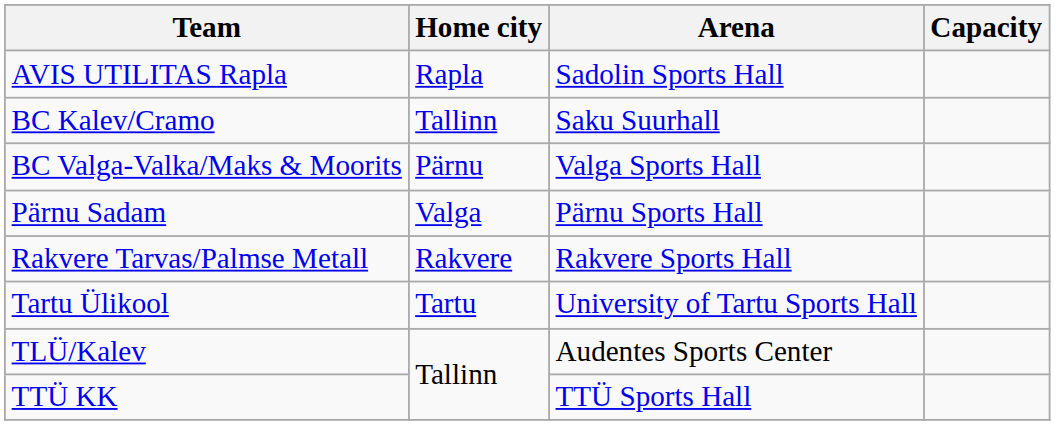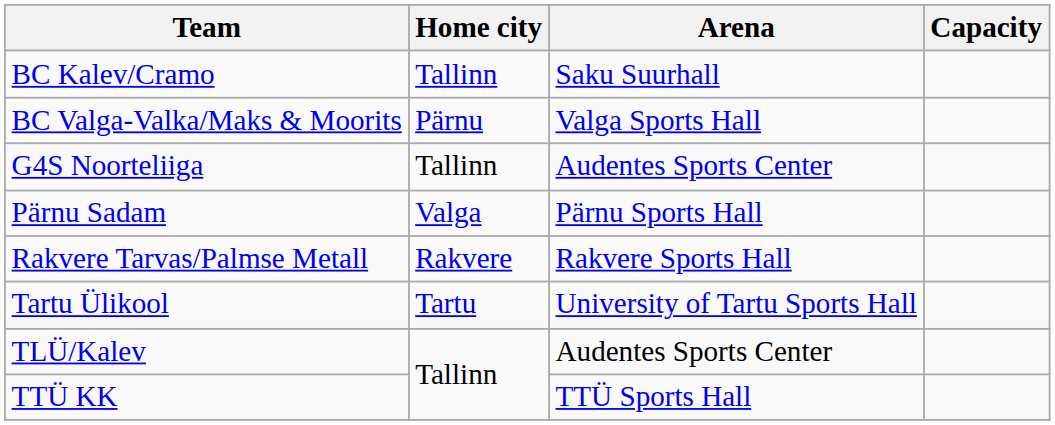- row: (149, 73)
+ row: (107, 166)
